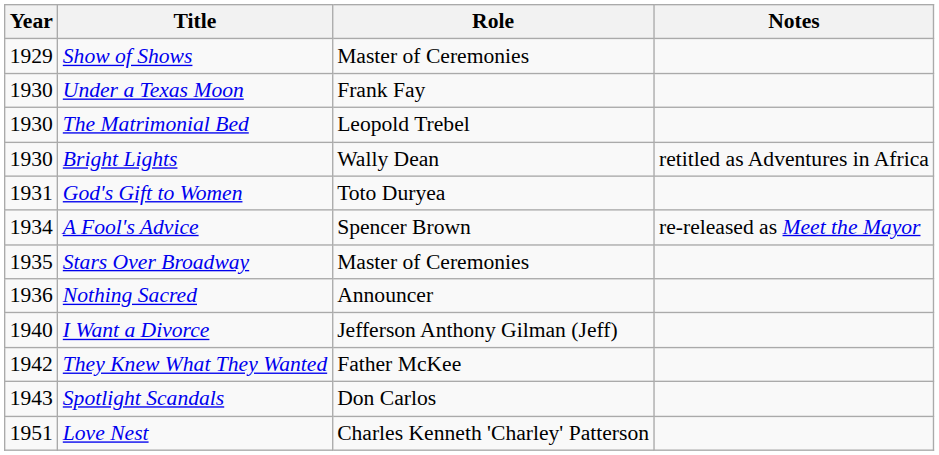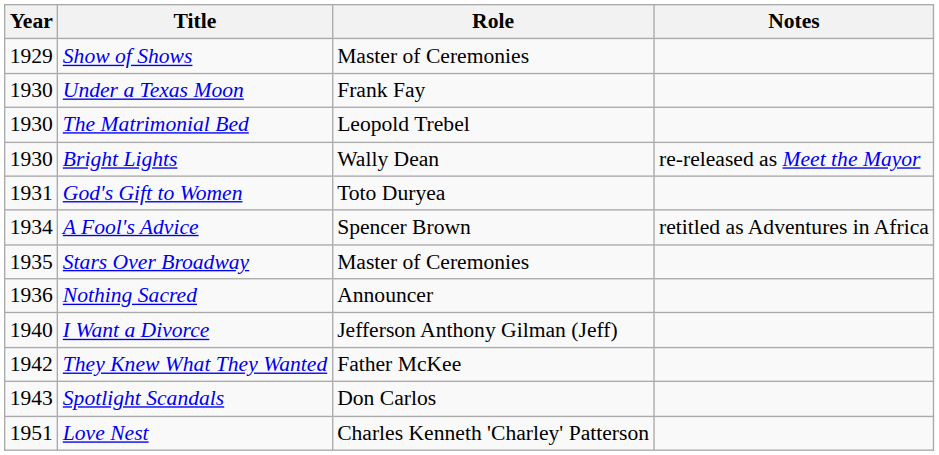(794, 158) retitled as Adventures in Africa -> (790, 158) re-released as Meet the Mayor
(790, 227) re-released as Meet the Mayor -> (794, 227) retitled as Adventures in Africa
